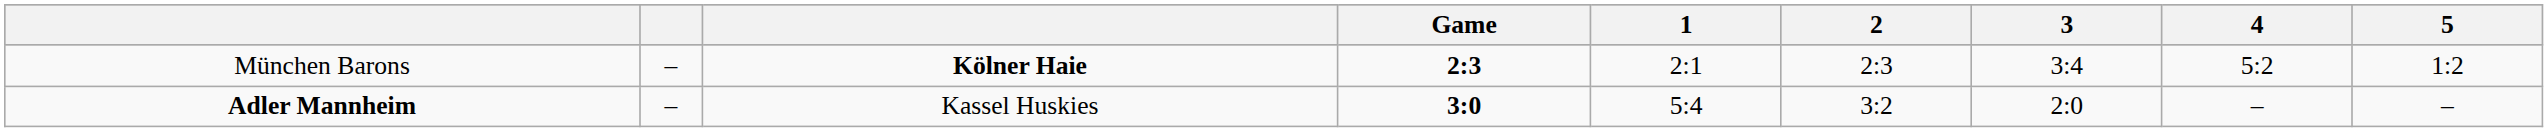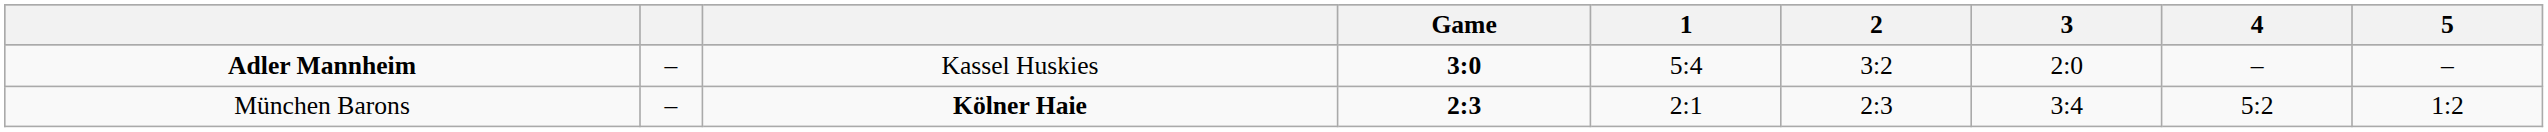rows swapped: (322, 65) <-> (322, 106)
